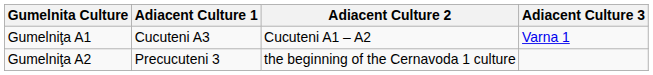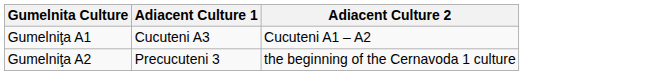- column: (584, 15)
